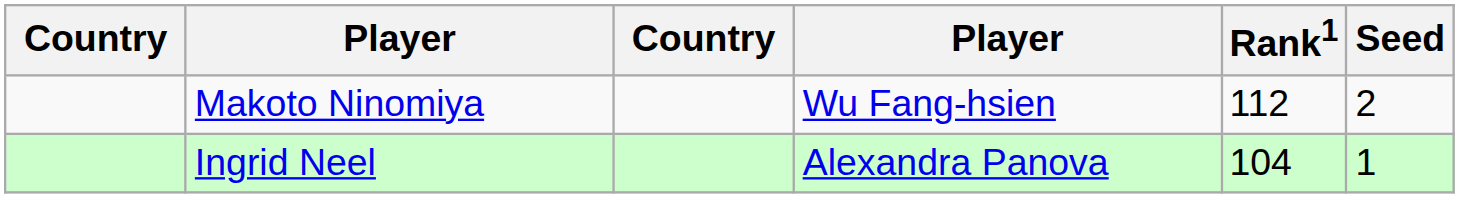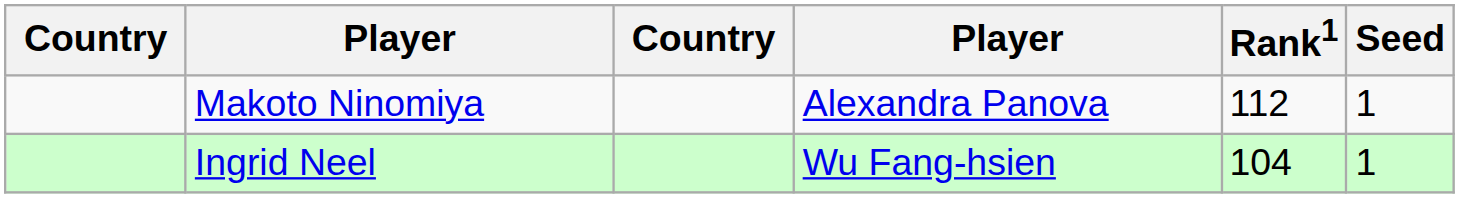(929, 103) Wu Fang-hsien -> (956, 103) Alexandra Panova
(1366, 103) 2 -> (1366, 103) 1
(956, 163) Alexandra Panova -> (929, 163) Wu Fang-hsien
